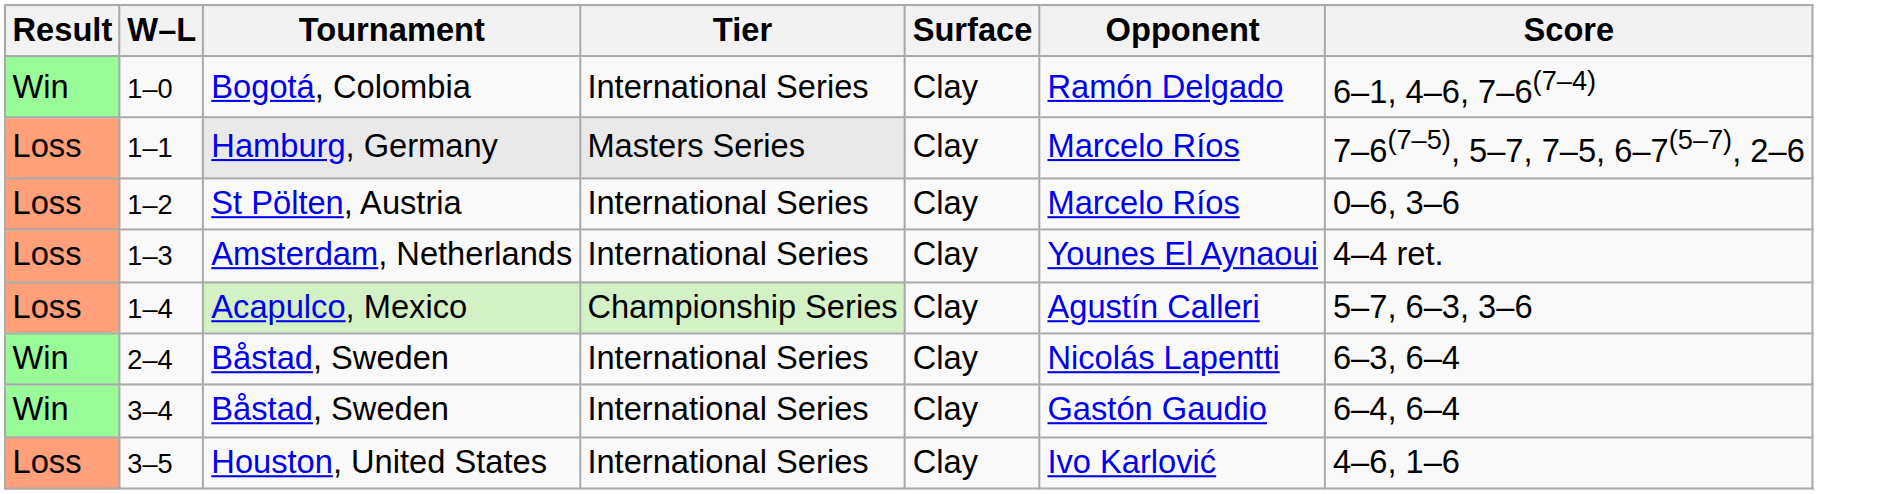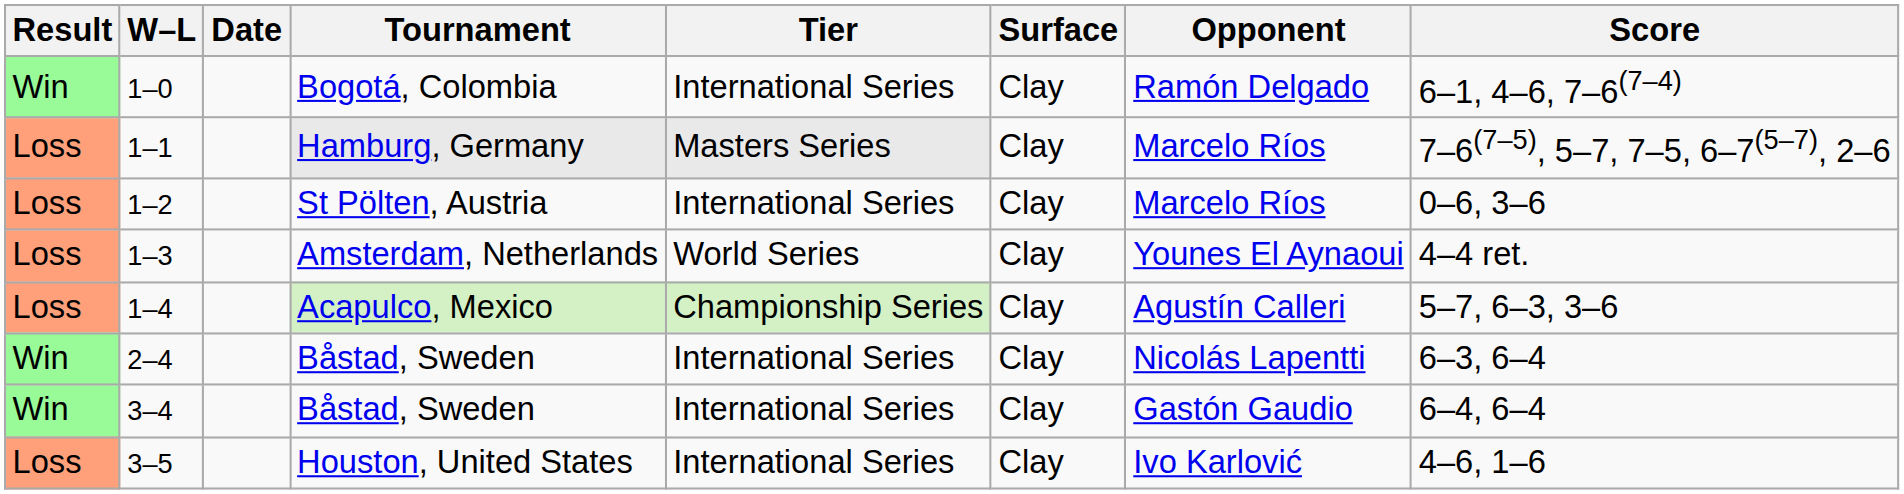+ column: (247, 30)
(728, 255) International Series -> (766, 255) World Series
